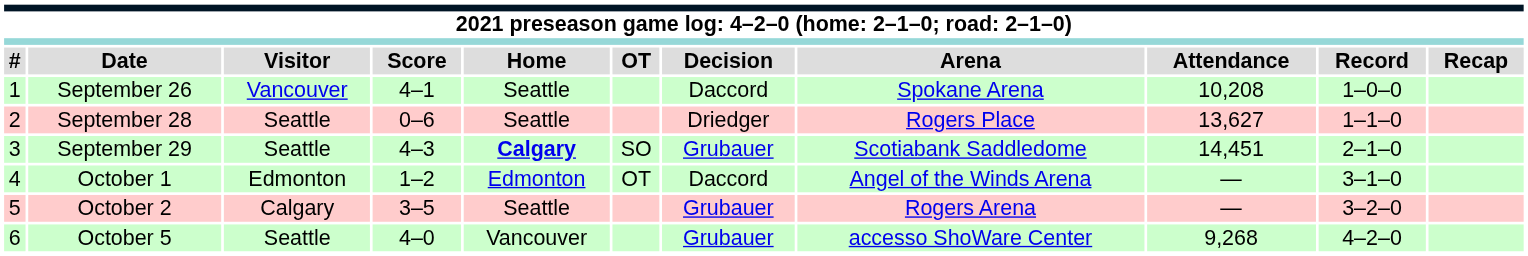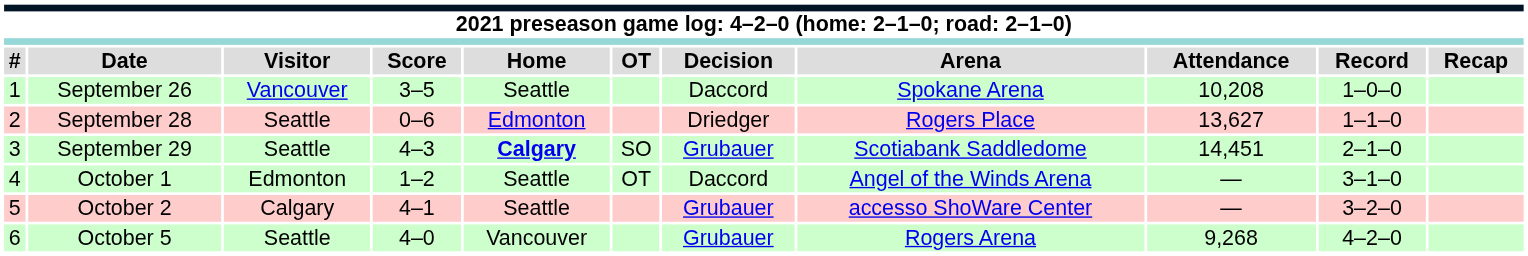(417, 90) 4–1 -> (417, 90) 3–5
(537, 119) Seattle -> (537, 119) Edmonton
(537, 178) Edmonton -> (537, 178) Seattle
(417, 208) 3–5 -> (417, 208) 4–1
(970, 208) Rogers Arena -> (970, 208) accesso ShoWare Center
(970, 237) accesso ShoWare Center -> (970, 237) Rogers Arena
